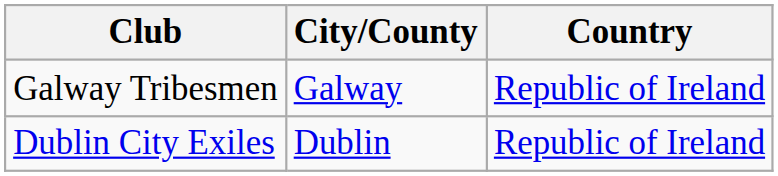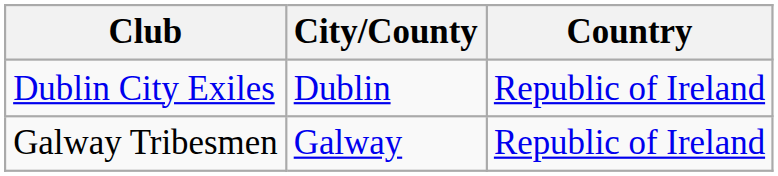rows swapped: (144, 142) <-> (145, 87)
